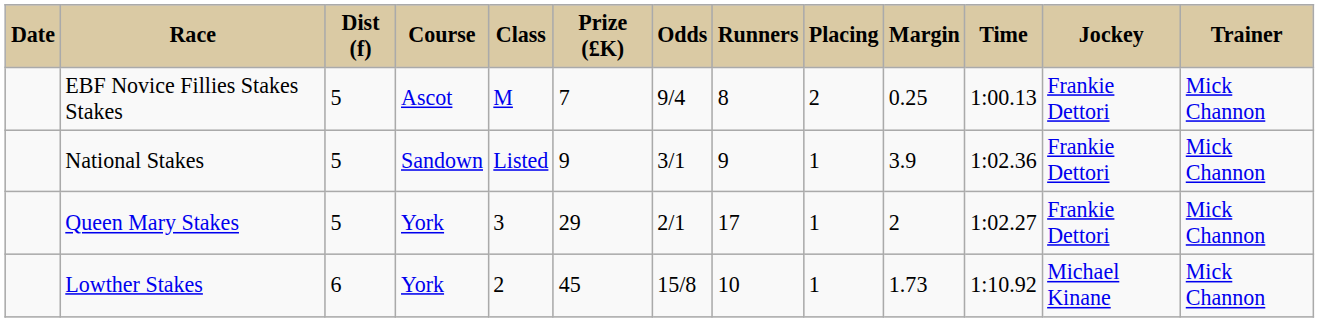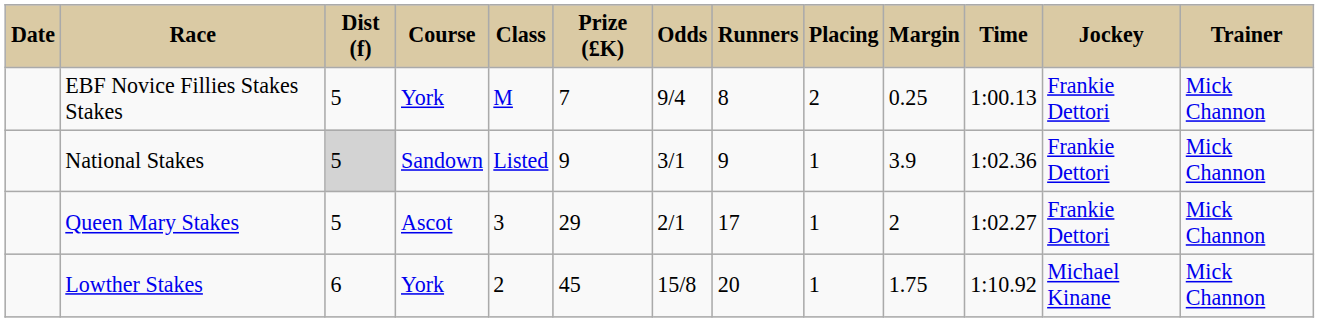(427, 98) Ascot -> (423, 98) York
(336, 160) no background -> (336, 160) lightgrey background
(423, 223) York -> (427, 223) Ascot
(729, 285) 10 -> (729, 285) 20
(908, 285) 1.73 -> (908, 285) 1.75
